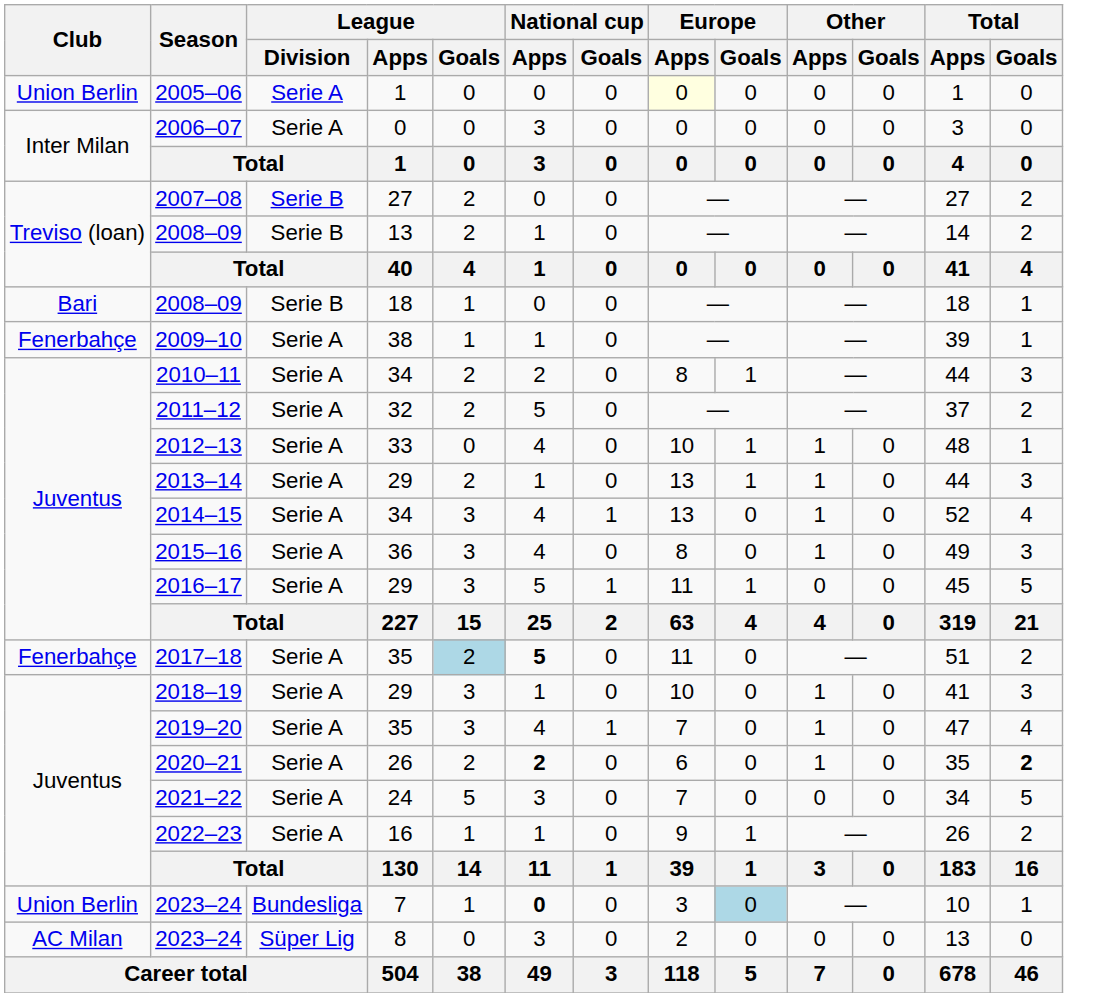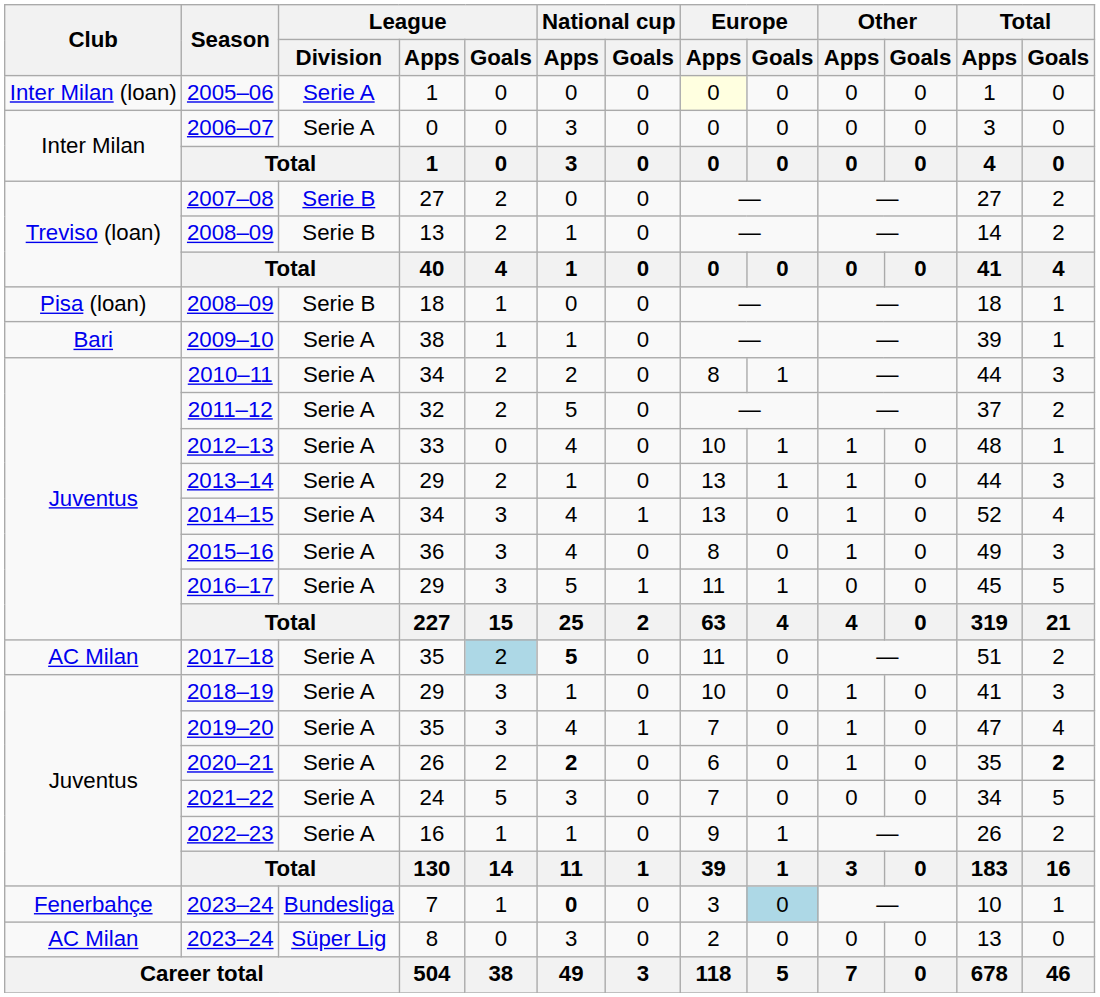(77, 92) Union Berlin -> (93, 92) Inter Milan (loan)
(77, 304) Bari -> (93, 304) Pisa (loan)
(77, 339) Fenerbahçe -> (93, 339) Bari
(77, 657) Fenerbahçe -> (93, 657) AC Milan
(77, 903) Union Berlin -> (93, 903) Fenerbahçe
